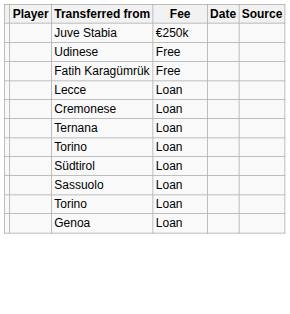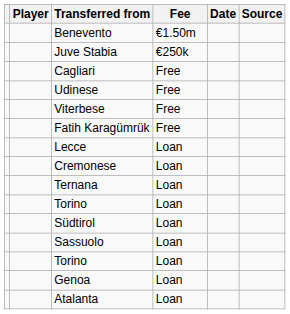+ row: (83, 33)
+ row: (75, 71)
+ row: (79, 109)
+ row: (76, 299)
